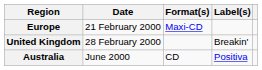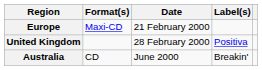columns swapped: (123, 12) <-> (187, 12)
(231, 42) Breakin' -> (231, 42) Positiva
(231, 57) Positiva -> (231, 57) Breakin'
